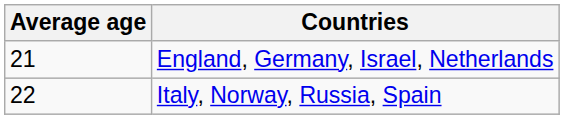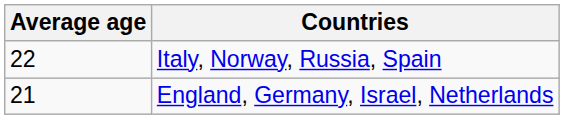rows swapped: (355, 59) <-> (299, 95)
